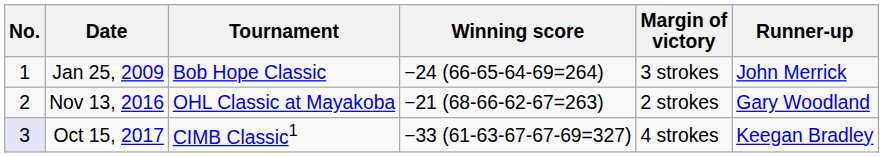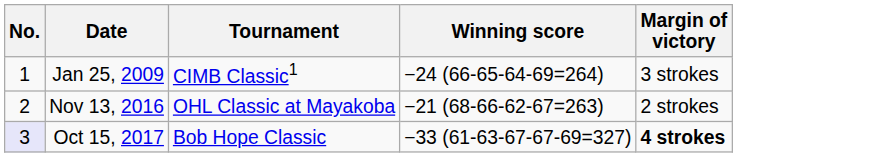- column: (805, 31)
(250, 72) Bob Hope Classic -> (235, 74) CIMB Classic1
(235, 135) CIMB Classic1 -> (250, 137) Bob Hope Classic
(680, 135) normal -> (683, 137) bold
